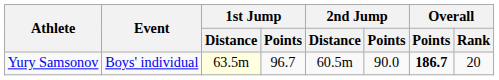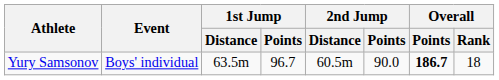(231, 63) lightyellow background -> (231, 63) no background
(474, 63) 20 -> (474, 63) 18
